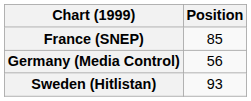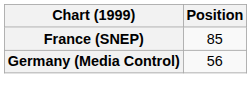- row: (94, 84)
